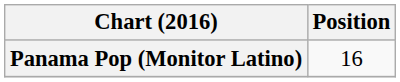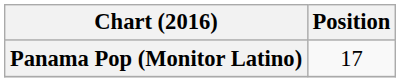(351, 58) 16 -> (351, 58) 17
